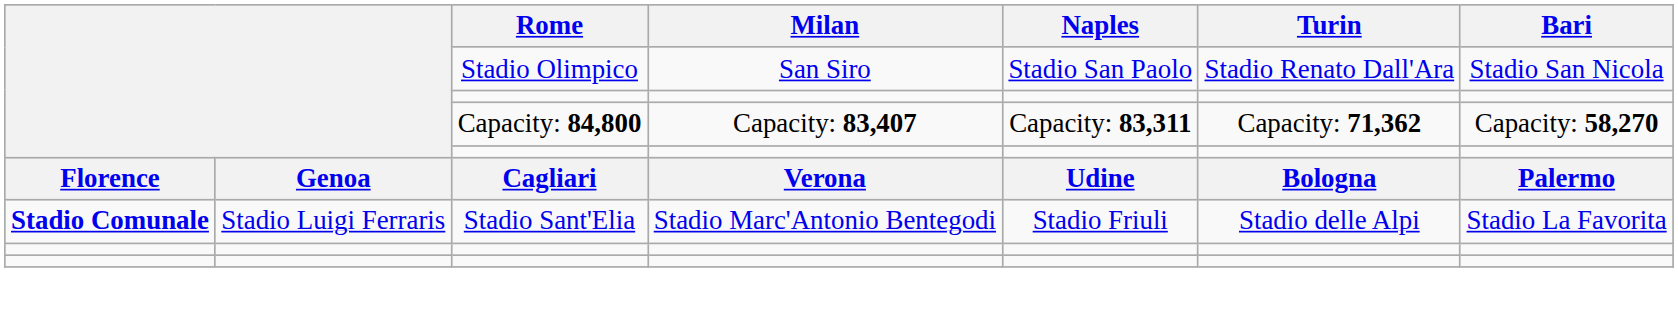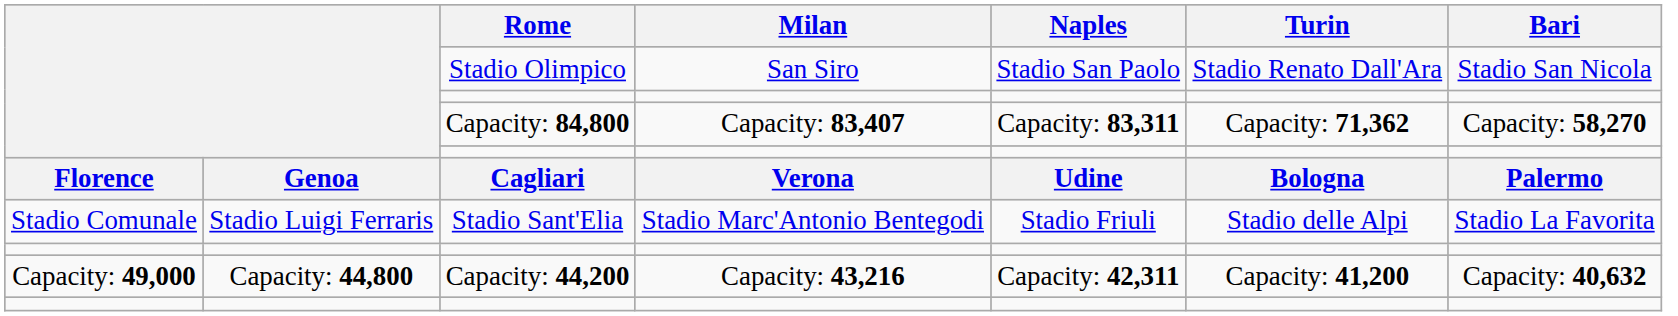(110, 221) bold -> (104, 221) normal
+ row: (538, 276)
